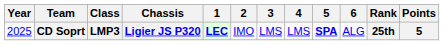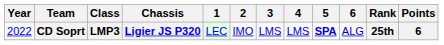(19, 31) 2025 -> (19, 31) 2022
(217, 31) bold -> (217, 31) normal
(419, 31) 5 -> (418, 31) 6
